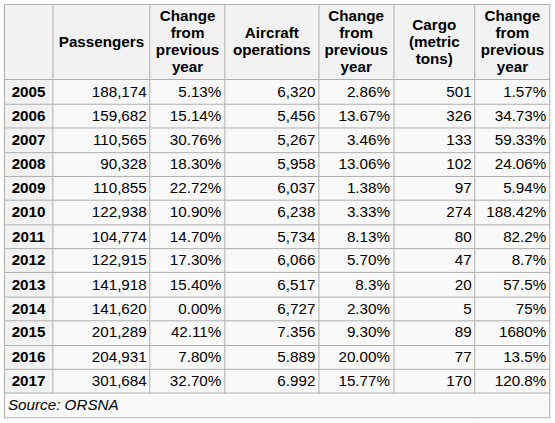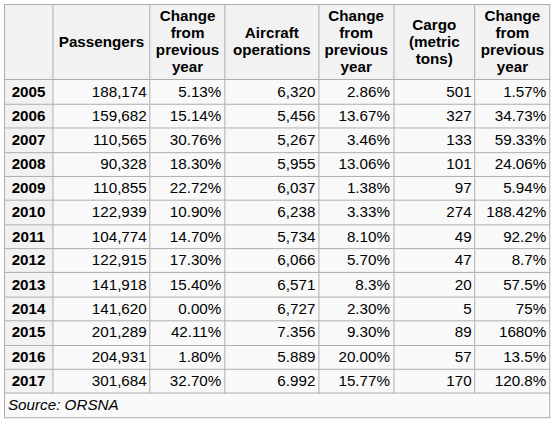(459, 116) 326 -> (459, 116) 327
(296, 164) 5,958 -> (296, 164) 5,955
(459, 164) 102 -> (459, 164) 101
(119, 212) 122,938 -> (119, 212) 122,939
(368, 236) 8.13% -> (368, 236) 8.10%
(463, 236) 80 -> (463, 236) 49
(525, 236) 82.2% -> (525, 236) 92.2%
(296, 284) 6,517 -> (296, 284) 6,571
(200, 357) 7.80% -> (200, 357) 1.80%
(463, 357) 77 -> (463, 357) 57
